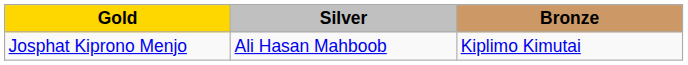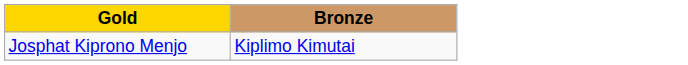- column: (344, 18)
